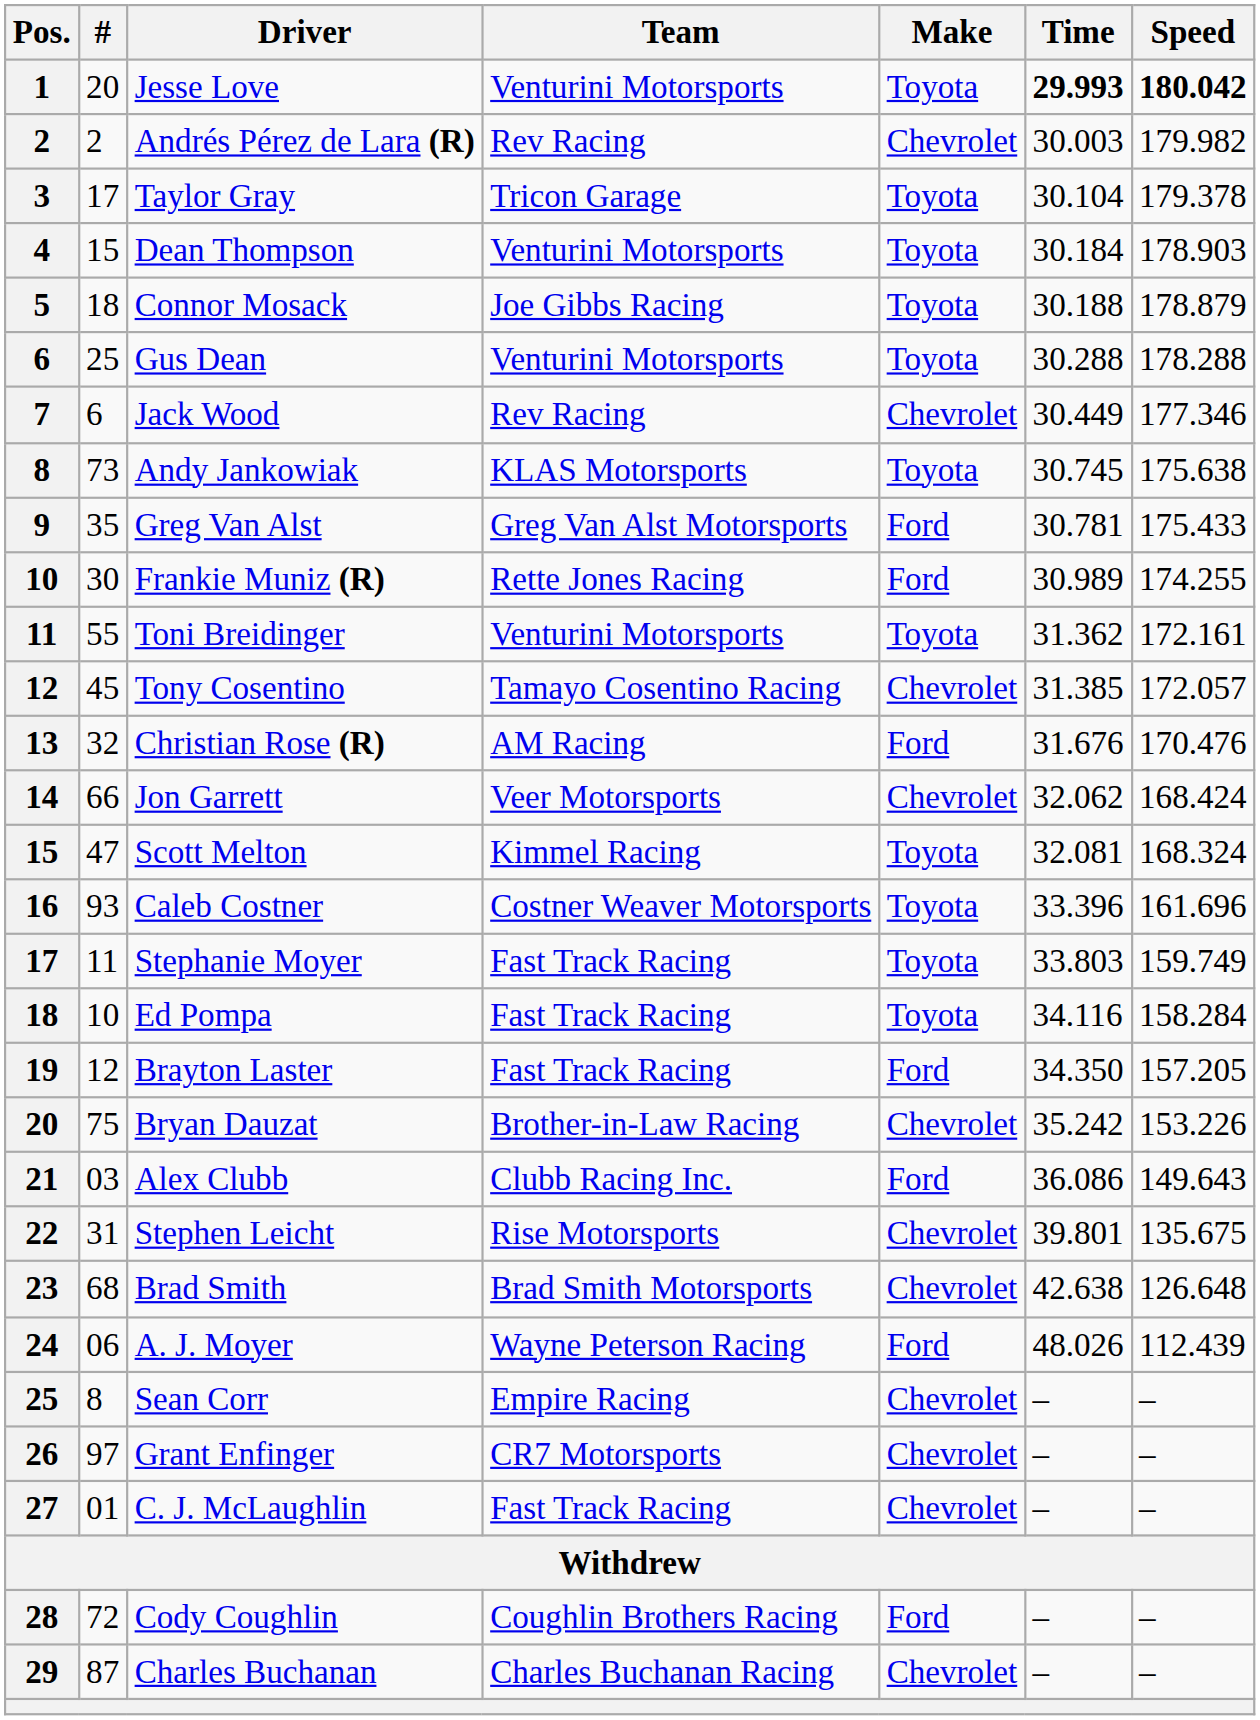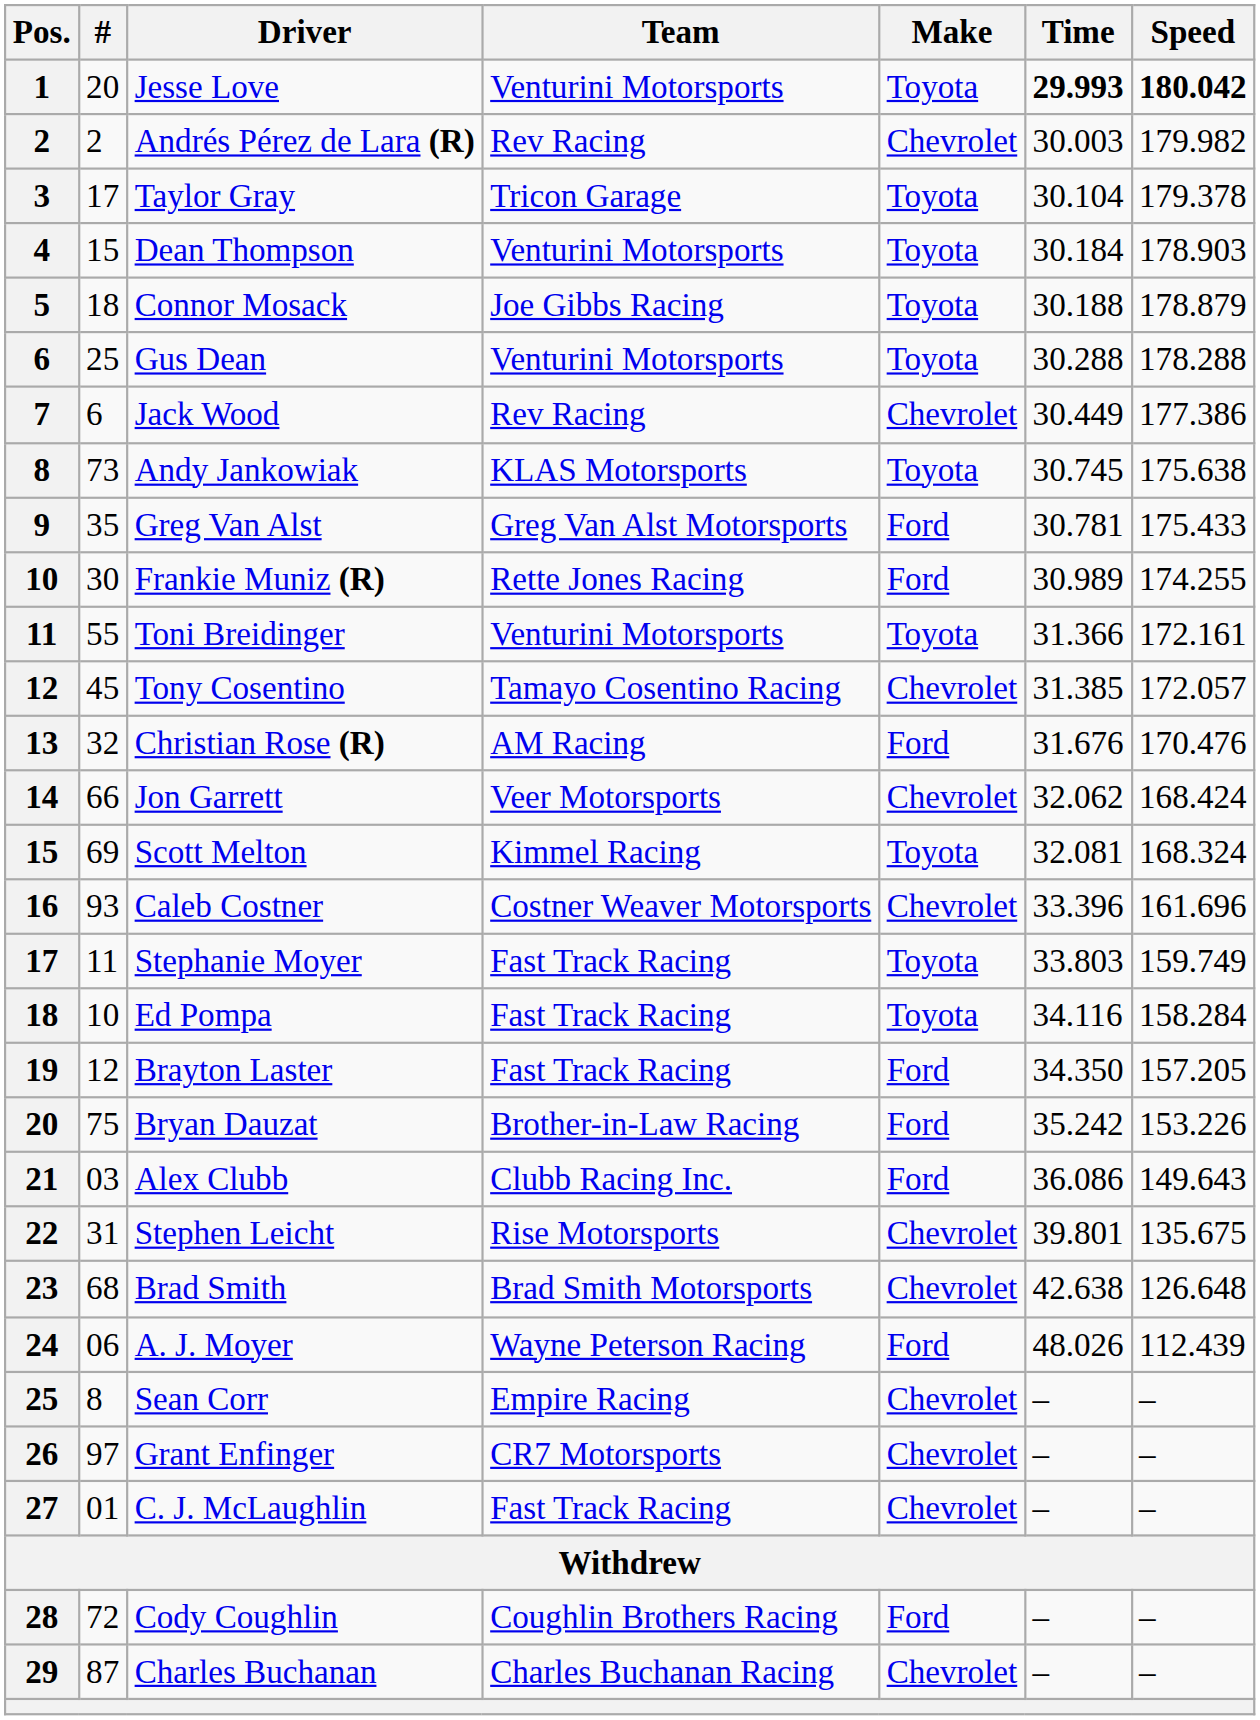(1193, 414) 177.346 -> (1193, 414) 177.386
(1078, 633) 31.362 -> (1078, 633) 31.366
(103, 851) 47 -> (103, 851) 69
(932, 906) Toyota -> (952, 906) Chevrolet
(952, 1124) Chevrolet -> (918, 1124) Ford
